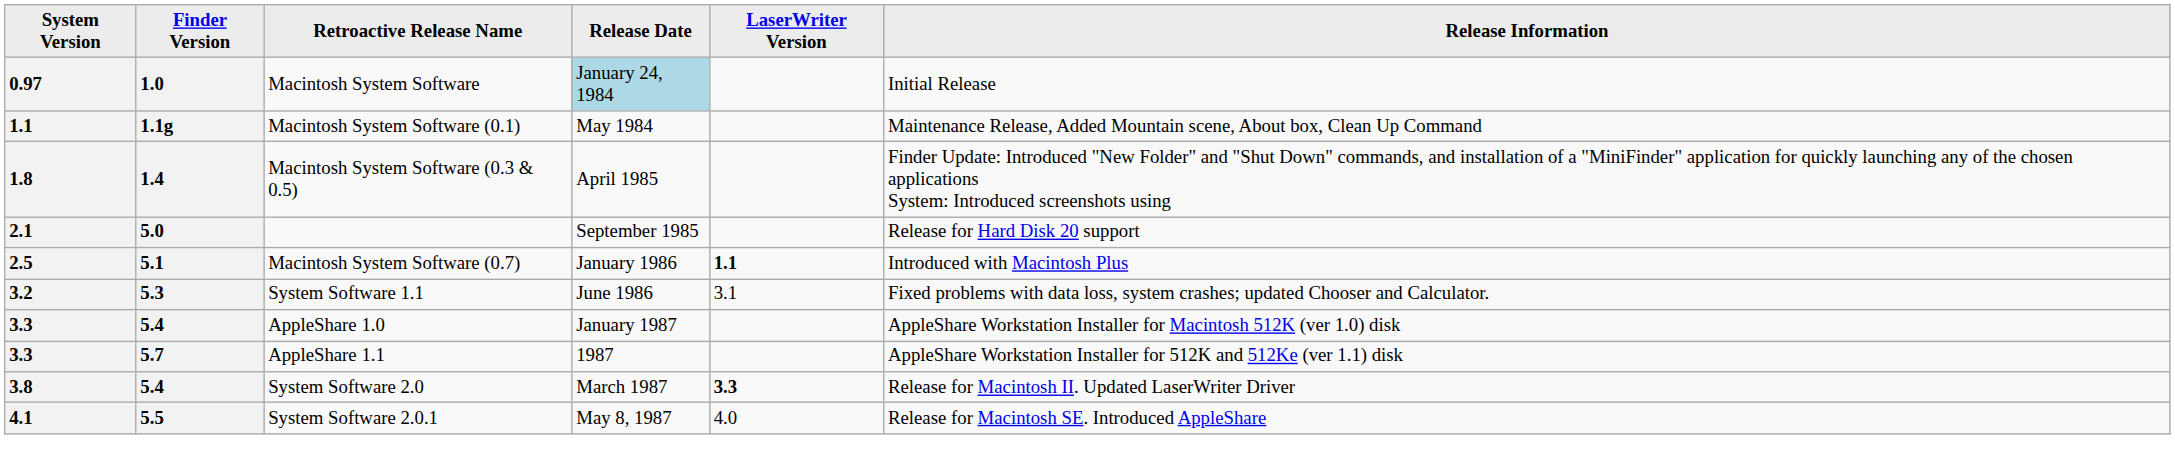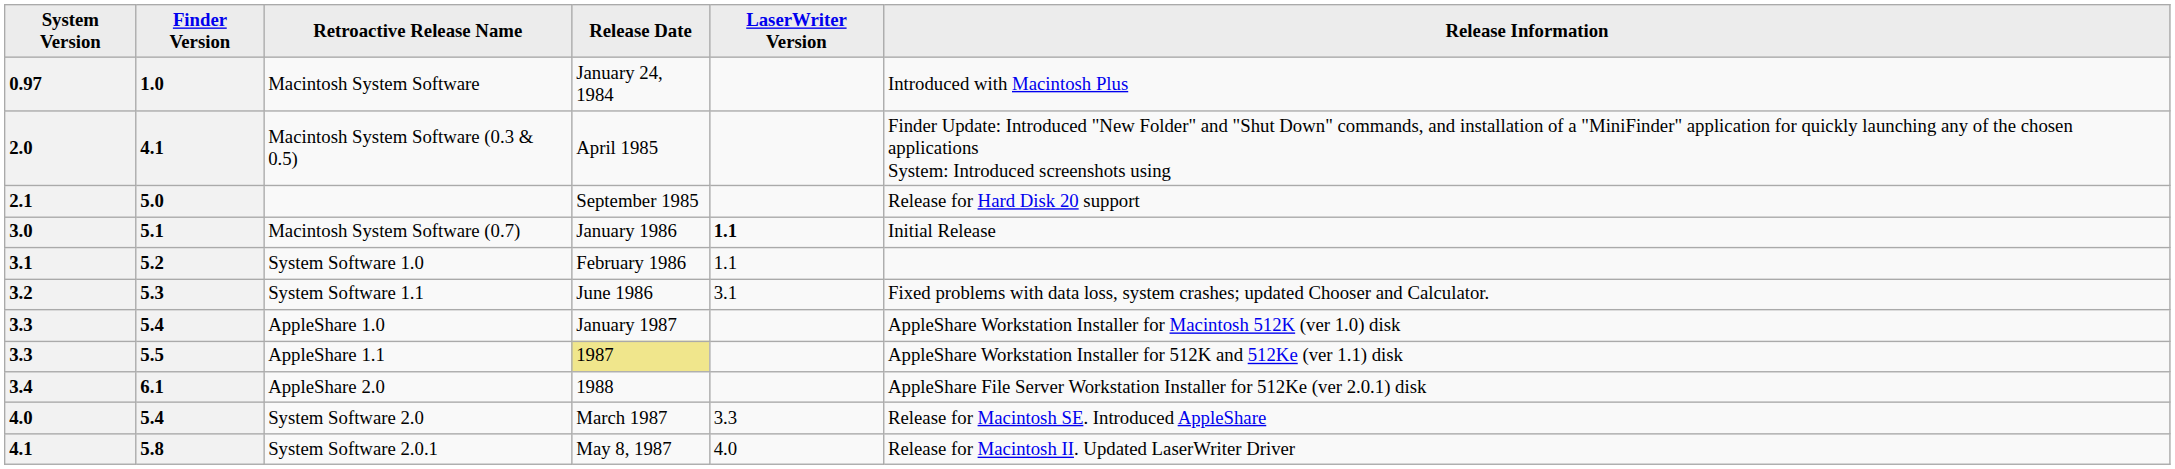(619, 83) lightblue background -> (619, 83) no background
(942, 83) Initial Release -> (1008, 83) Introduced with Macintosh Plus
- row: (394, 125)
(21, 178) 1.8 -> (21, 147) 2.0
(152, 178) 1.4 -> (152, 147) 4.1
(21, 262) 2.5 -> (21, 231) 3.0
(1008, 262) Introduced with Macintosh Plus -> (942, 231) Initial Release
+ row: (346, 262)
(152, 355) 5.7 -> (152, 355) 5.5
(595, 355) no background -> (595, 355) khaki background
+ row: (326, 386)
(21, 386) 3.8 -> (21, 417) 4.0
(725, 386) bold -> (725, 417) normal
(1092, 386) Release for Macintosh II. Updated LaserWriter Driver -> (1077, 417) Release for Macintosh SE. Introduced AppleShare
(152, 417) 5.5 -> (152, 448) 5.8
(1077, 417) Release for Macintosh SE. Introduced AppleShare -> (1092, 448) Release for Macintosh II. Updated LaserWriter Driver
